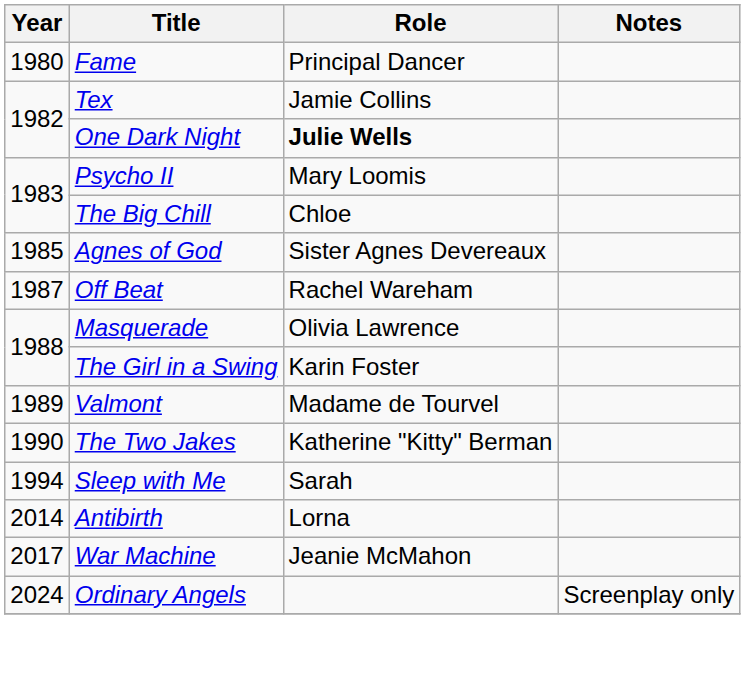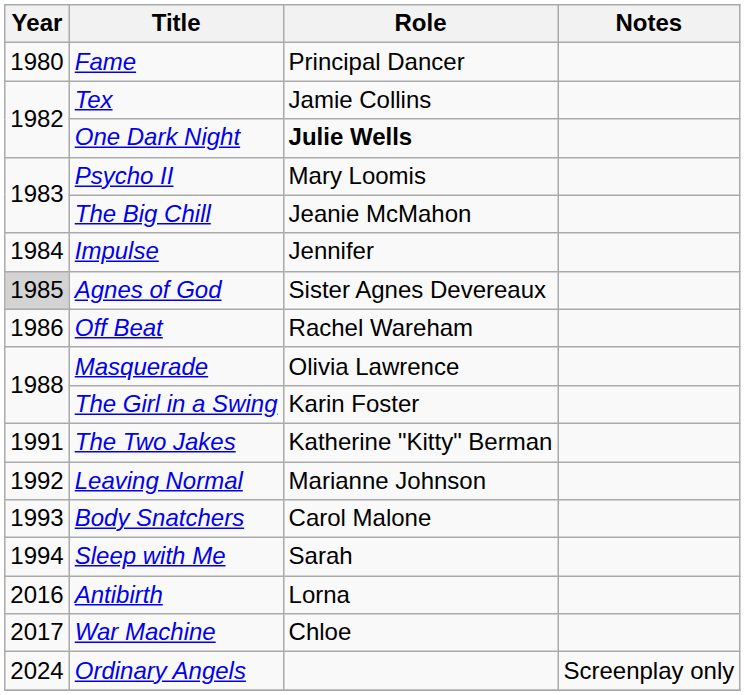(320, 213) Chloe -> (380, 213) Jeanie McMahon
+ row: (117, 251)
(37, 251) no background -> (37, 289) lightgrey background
(37, 289) 1987 -> (37, 328) 1986
- row: (118, 404)
(37, 442) 1990 -> (37, 442) 1991
+ row: (159, 480)
+ row: (159, 518)
(37, 518) 2014 -> (37, 594) 2016
(380, 556) Jeanie McMahon -> (320, 632) Chloe
